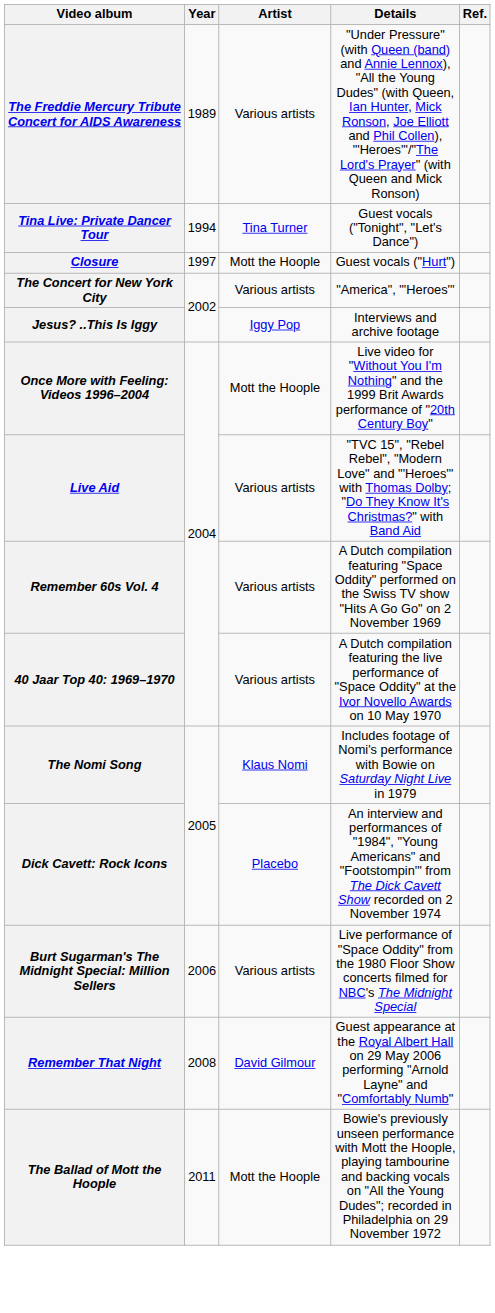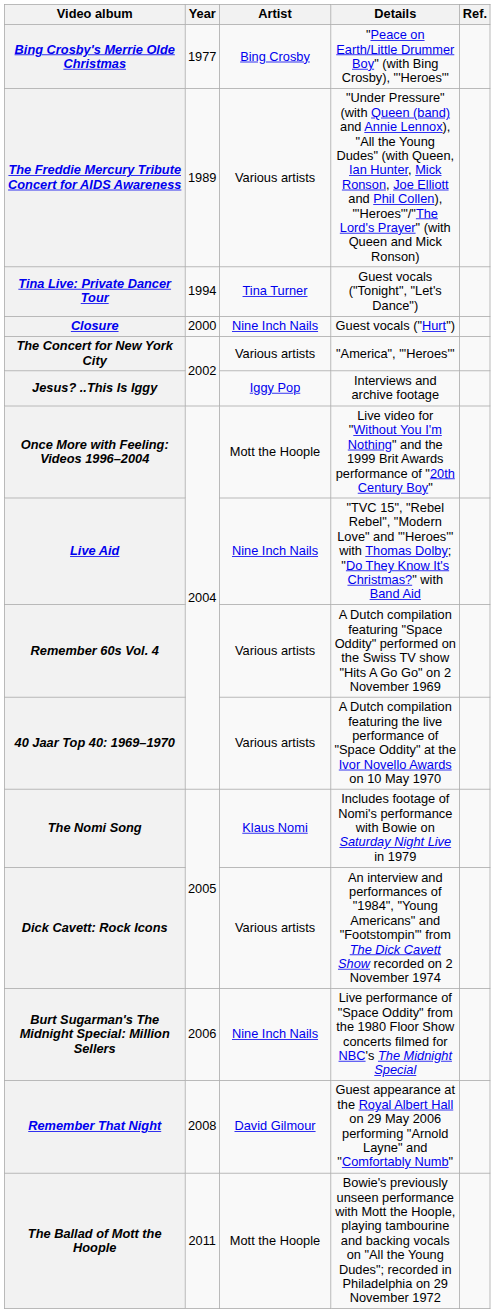+ row: (95, 56)
(202, 262) 1997 -> (202, 326) 2000
(275, 262) Mott the Hoople -> (275, 326) Nine Inch Nails
(275, 487) Various artists -> (275, 551) Nine Inch Nails
(275, 864) Placebo -> (275, 927) Various artists
(275, 971) Various artists -> (275, 1034) Nine Inch Nails
